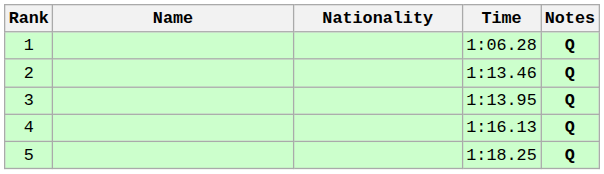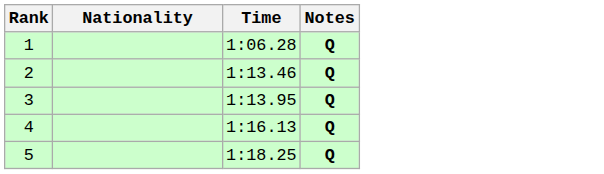- column: (173, 18)
